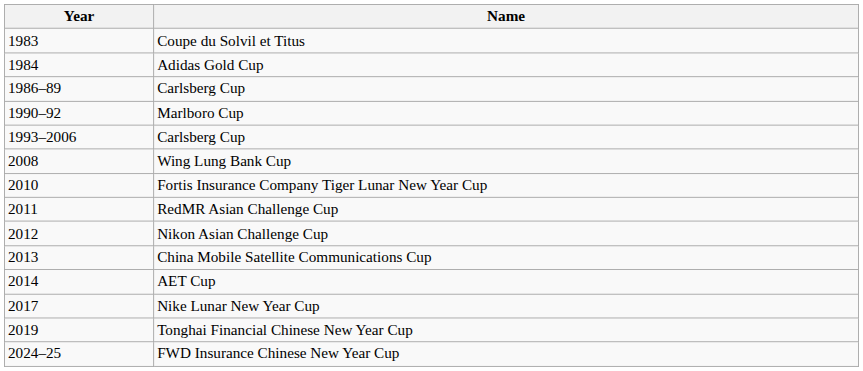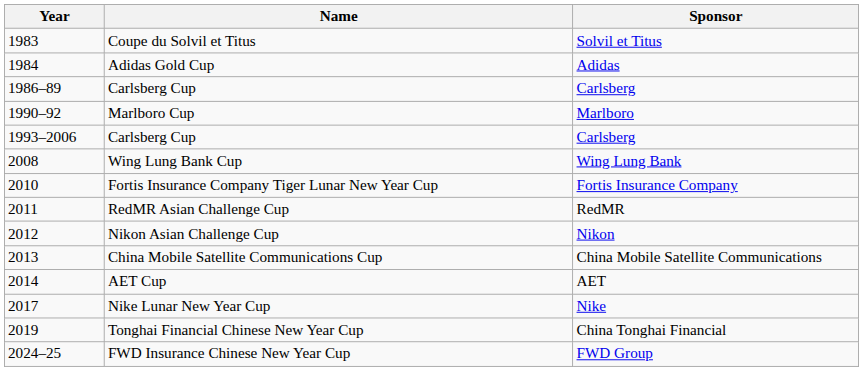+ column: (716, 16)
